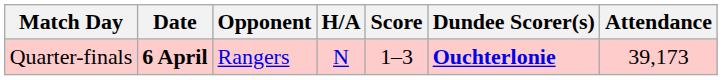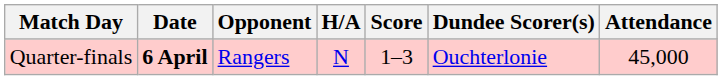(494, 56) bold -> (490, 56) normal
(658, 56) 39,173 -> (658, 56) 45,000
